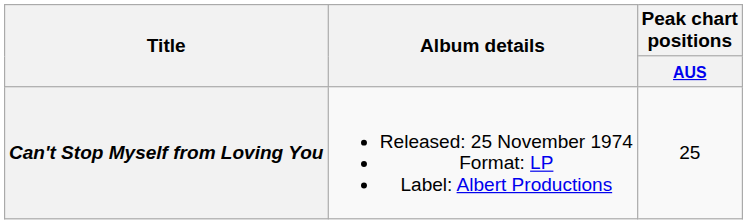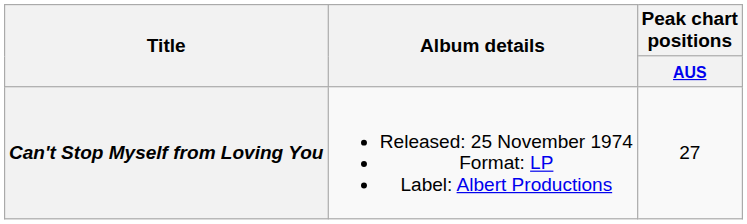(690, 152) 25 -> (690, 152) 27
